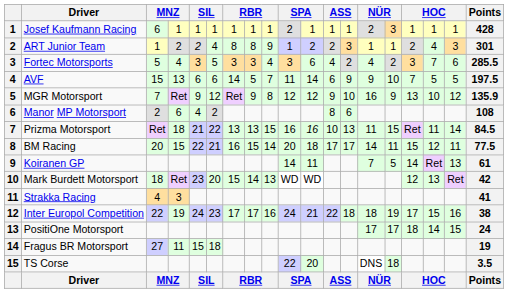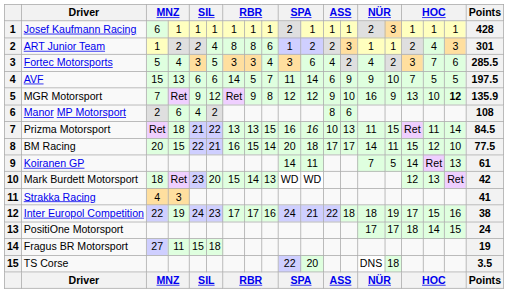(270, 46) 9 -> (270, 46) 6
(455, 96) normal -> (455, 96) bold
(455, 146) 11 -> (455, 146) 10
